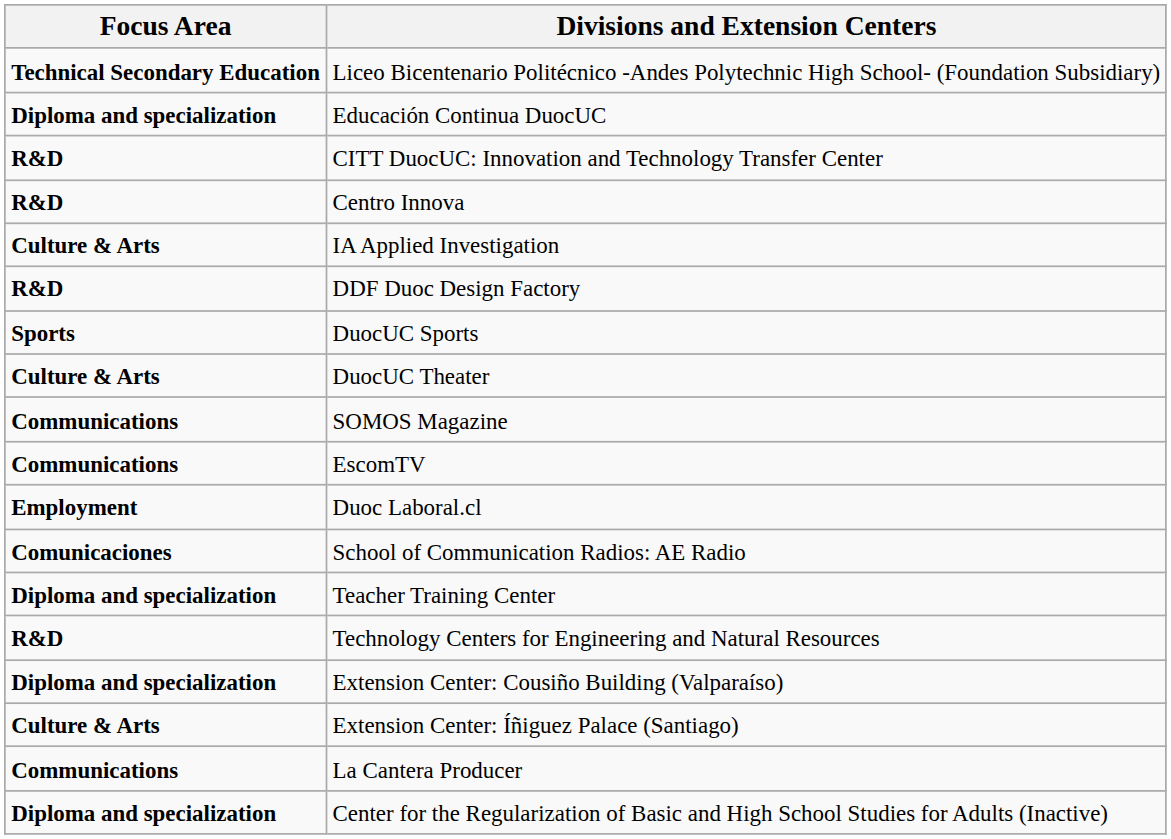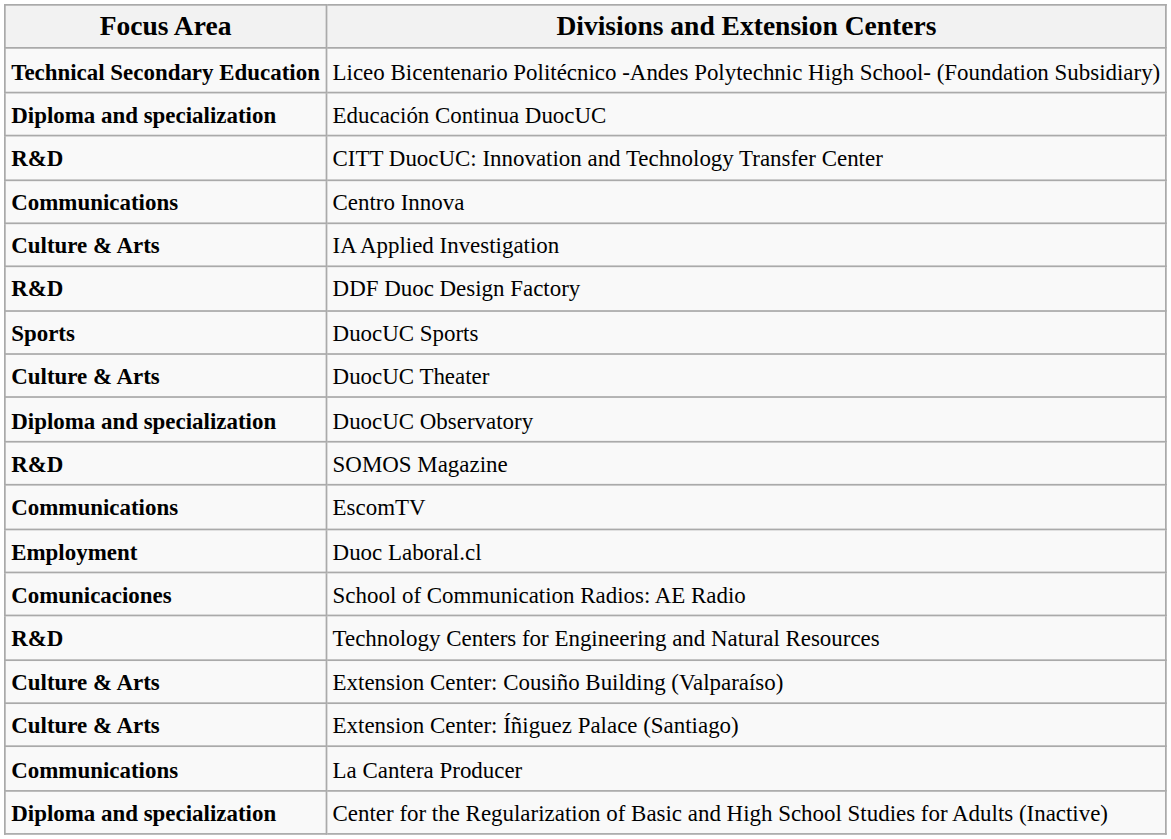(37, 200) R&D -> (95, 200) Communications
+ row: (433, 420)
(95, 419) Communications -> (37, 462) R&D
- row: (444, 595)
(144, 680) Diploma and specialization -> (85, 680) Culture & Arts
